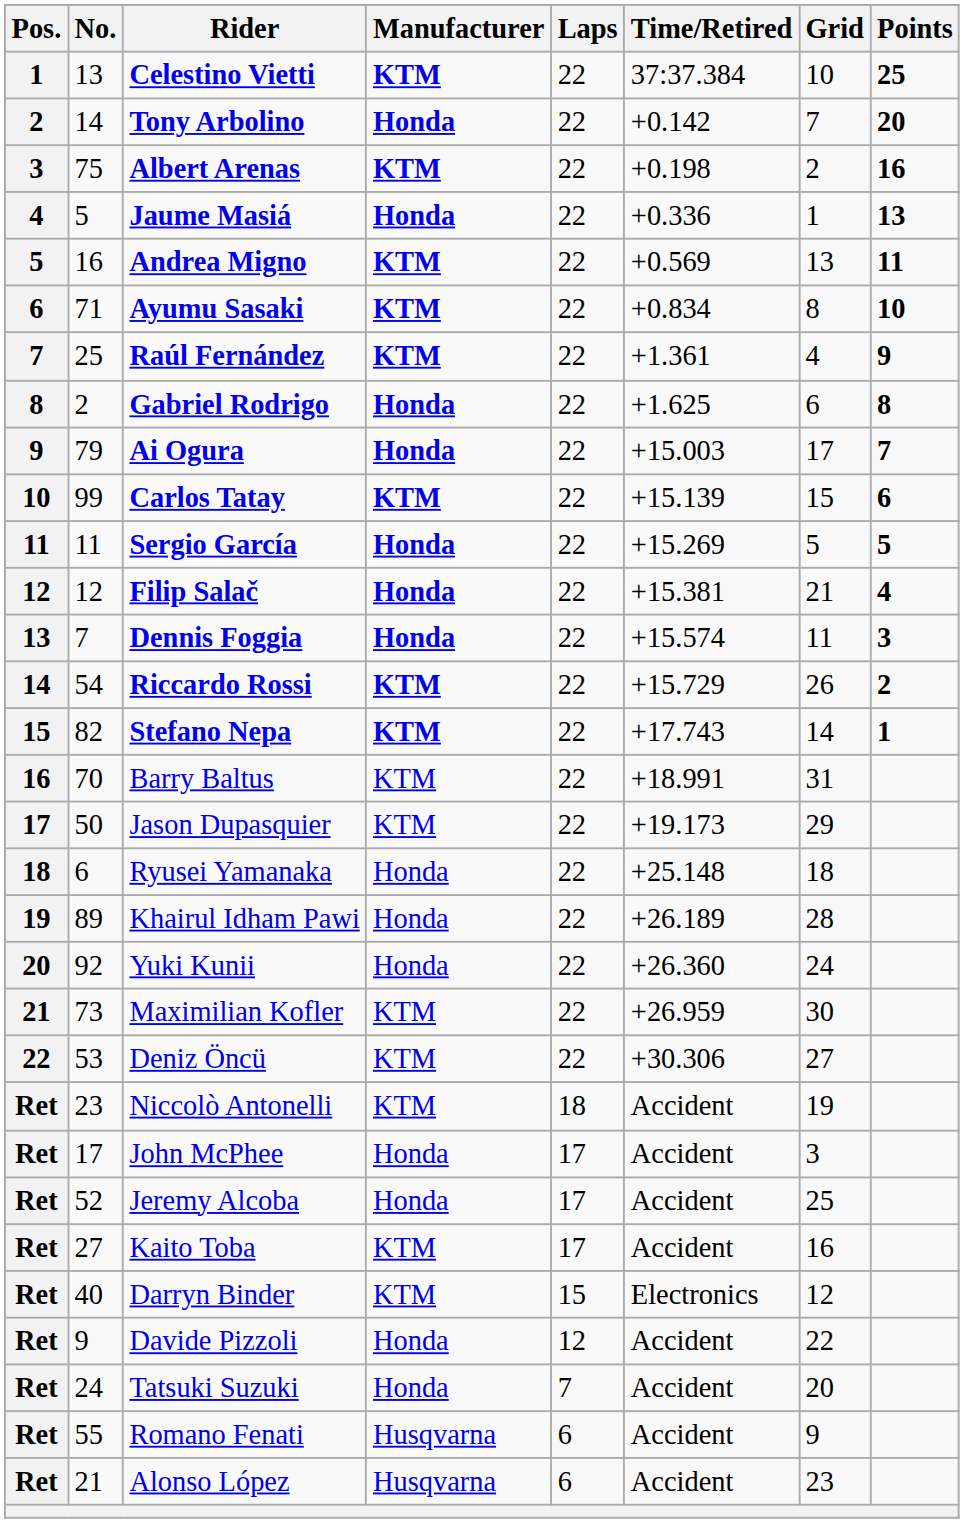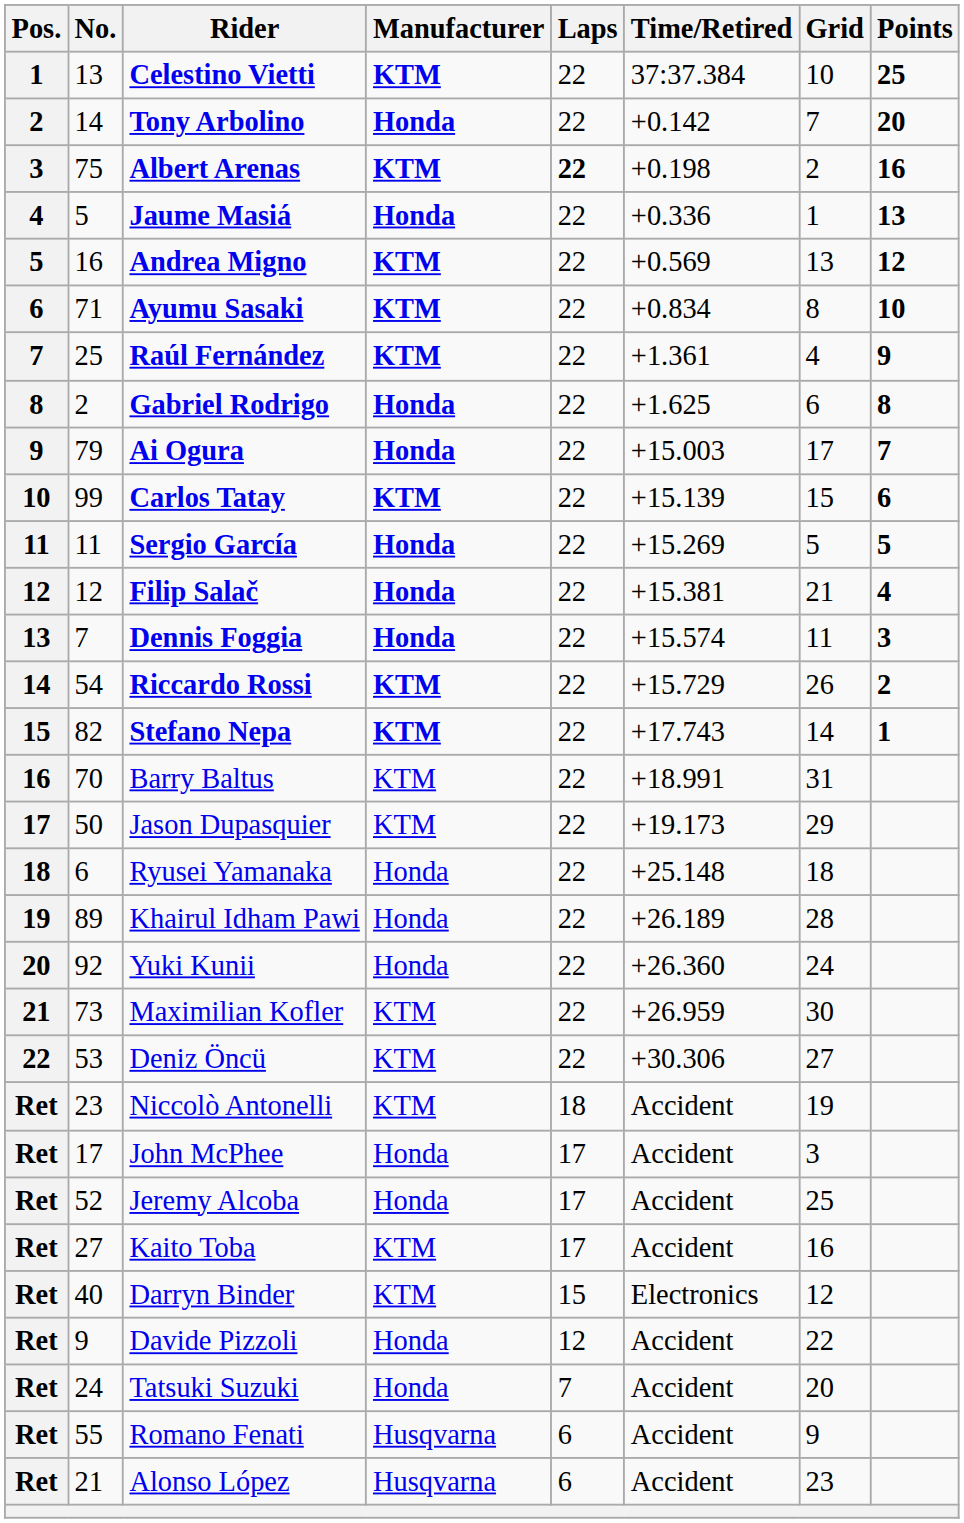(572, 168) normal -> (572, 168) bold
(891, 262) 11 -> (891, 262) 12
